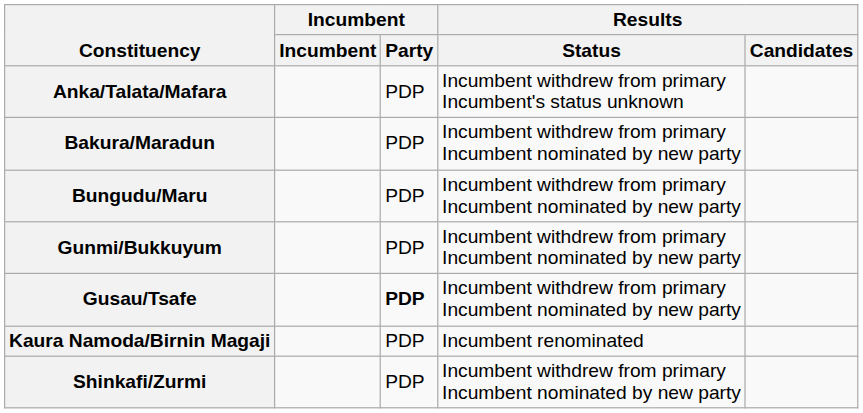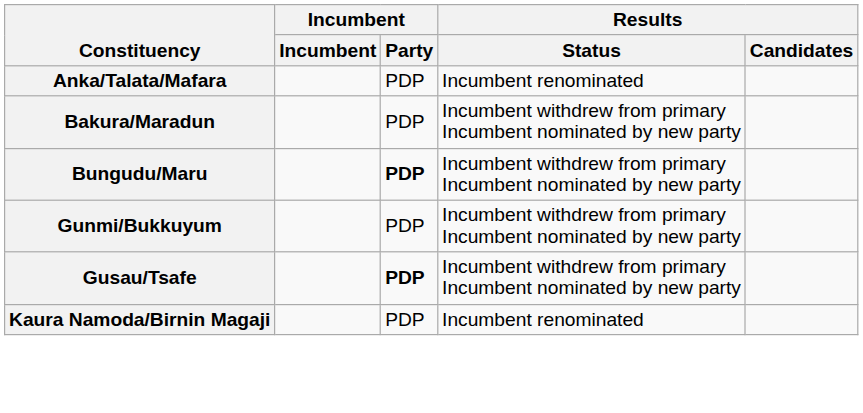(584, 91) Incumbent withdrew from primary Incumbent's status unknown -> (543, 80) Incumbent renominated
(405, 195) normal -> (405, 173) bold
- row: (140, 382)
